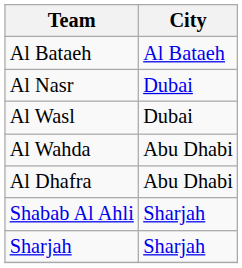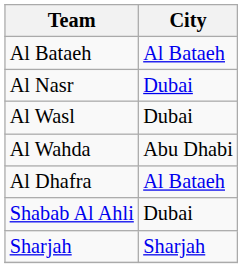(188, 181) Abu Dhabi -> (184, 181) Al Bataeh
(174, 213) Sharjah -> (168, 213) Dubai
